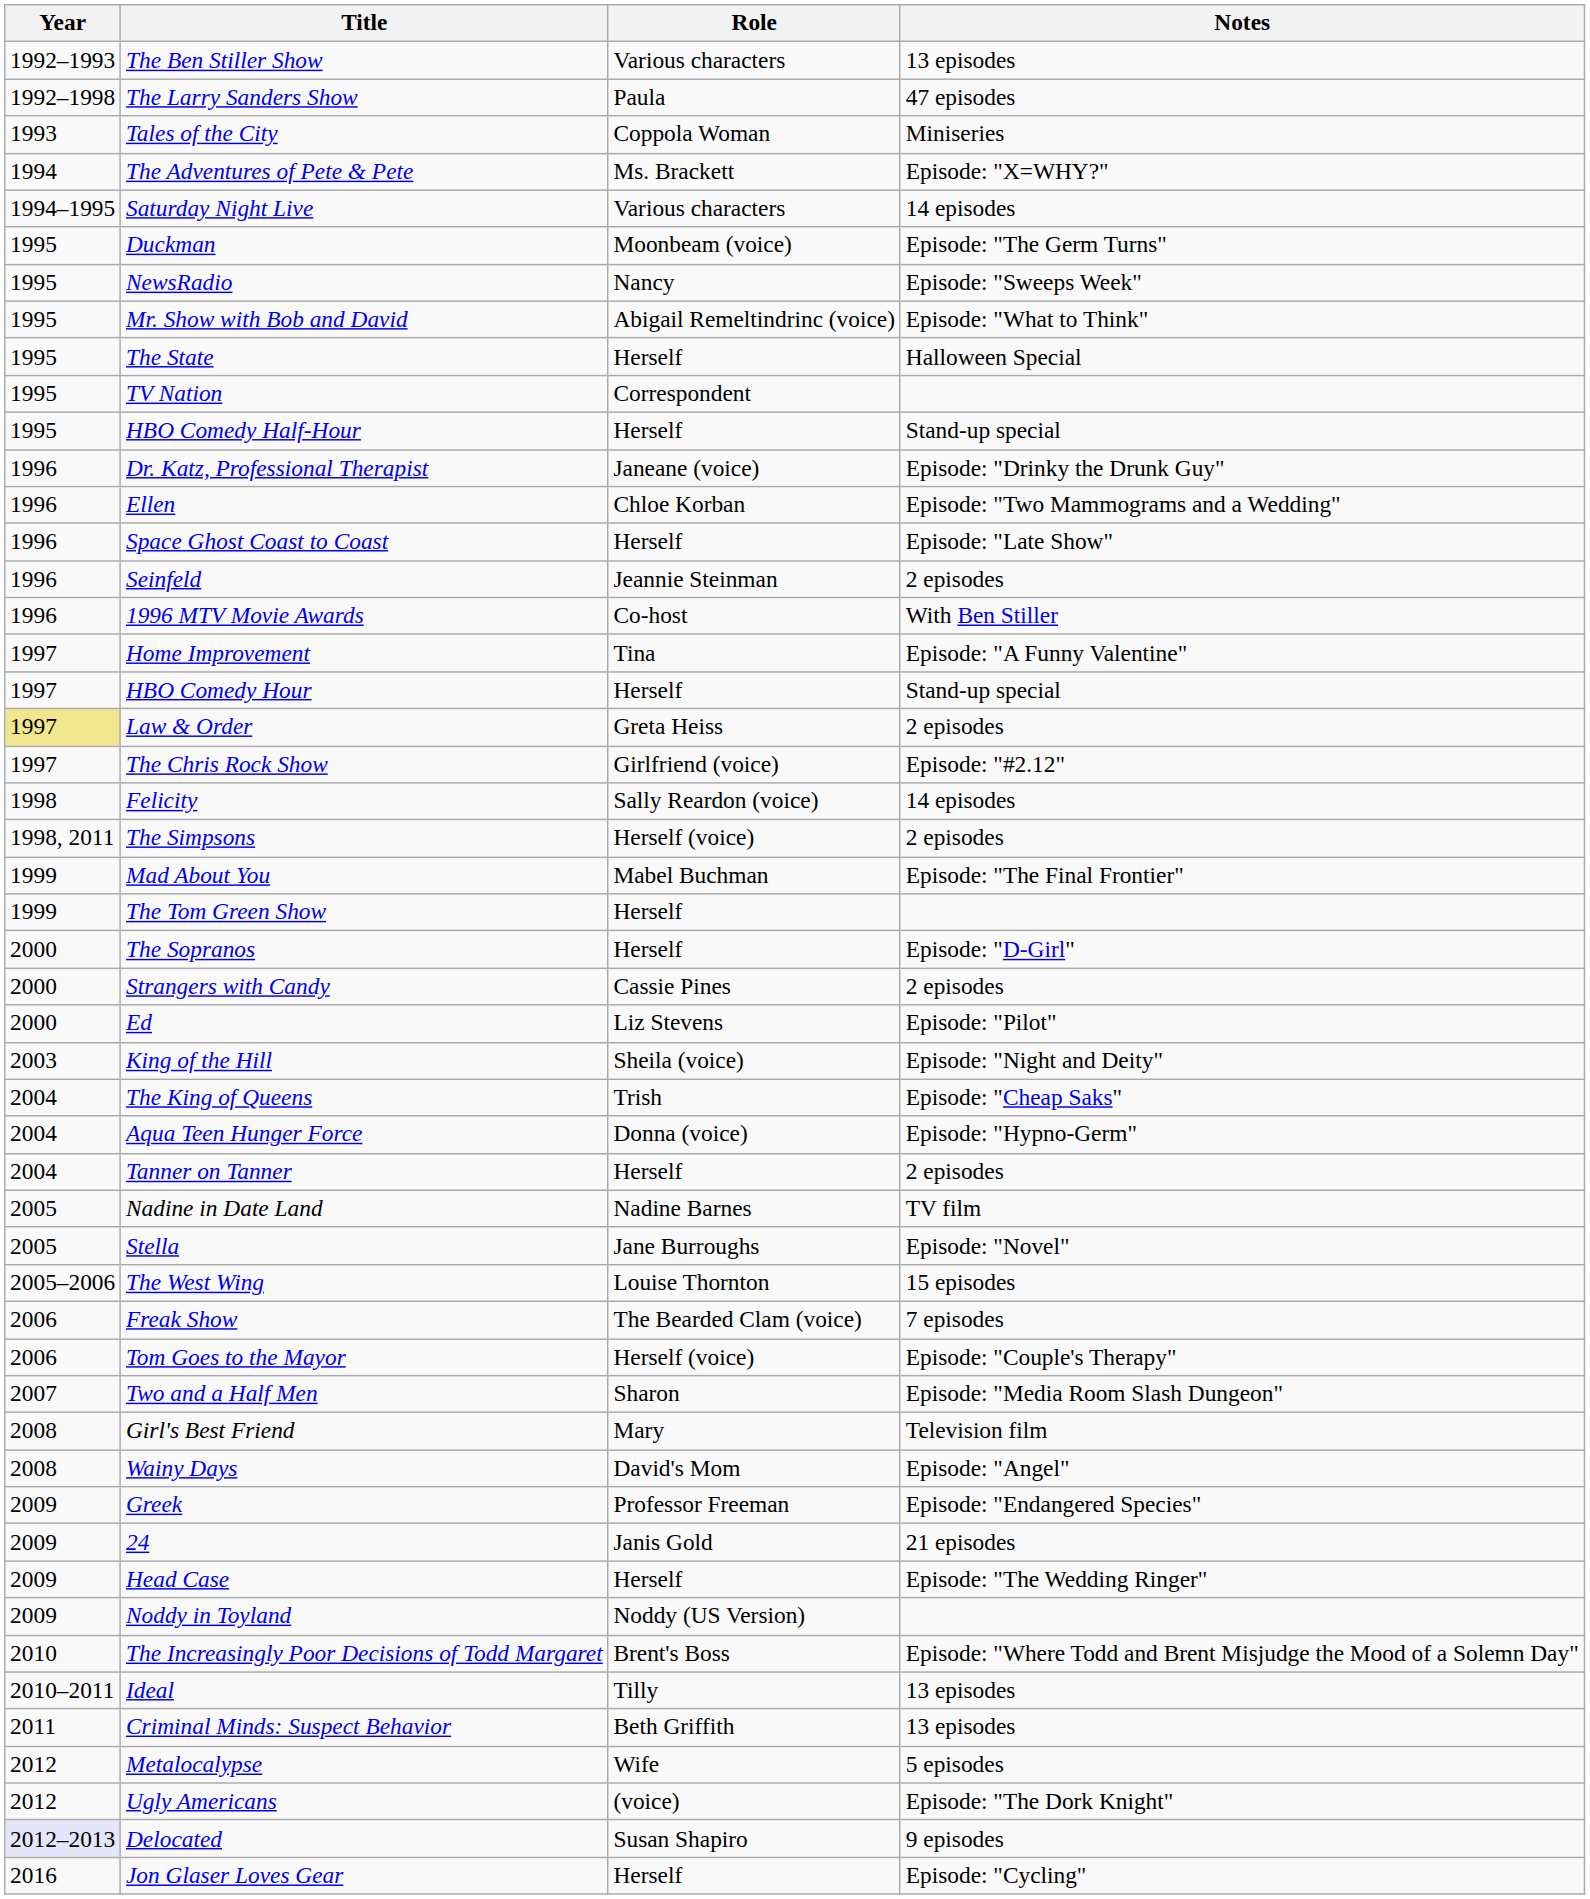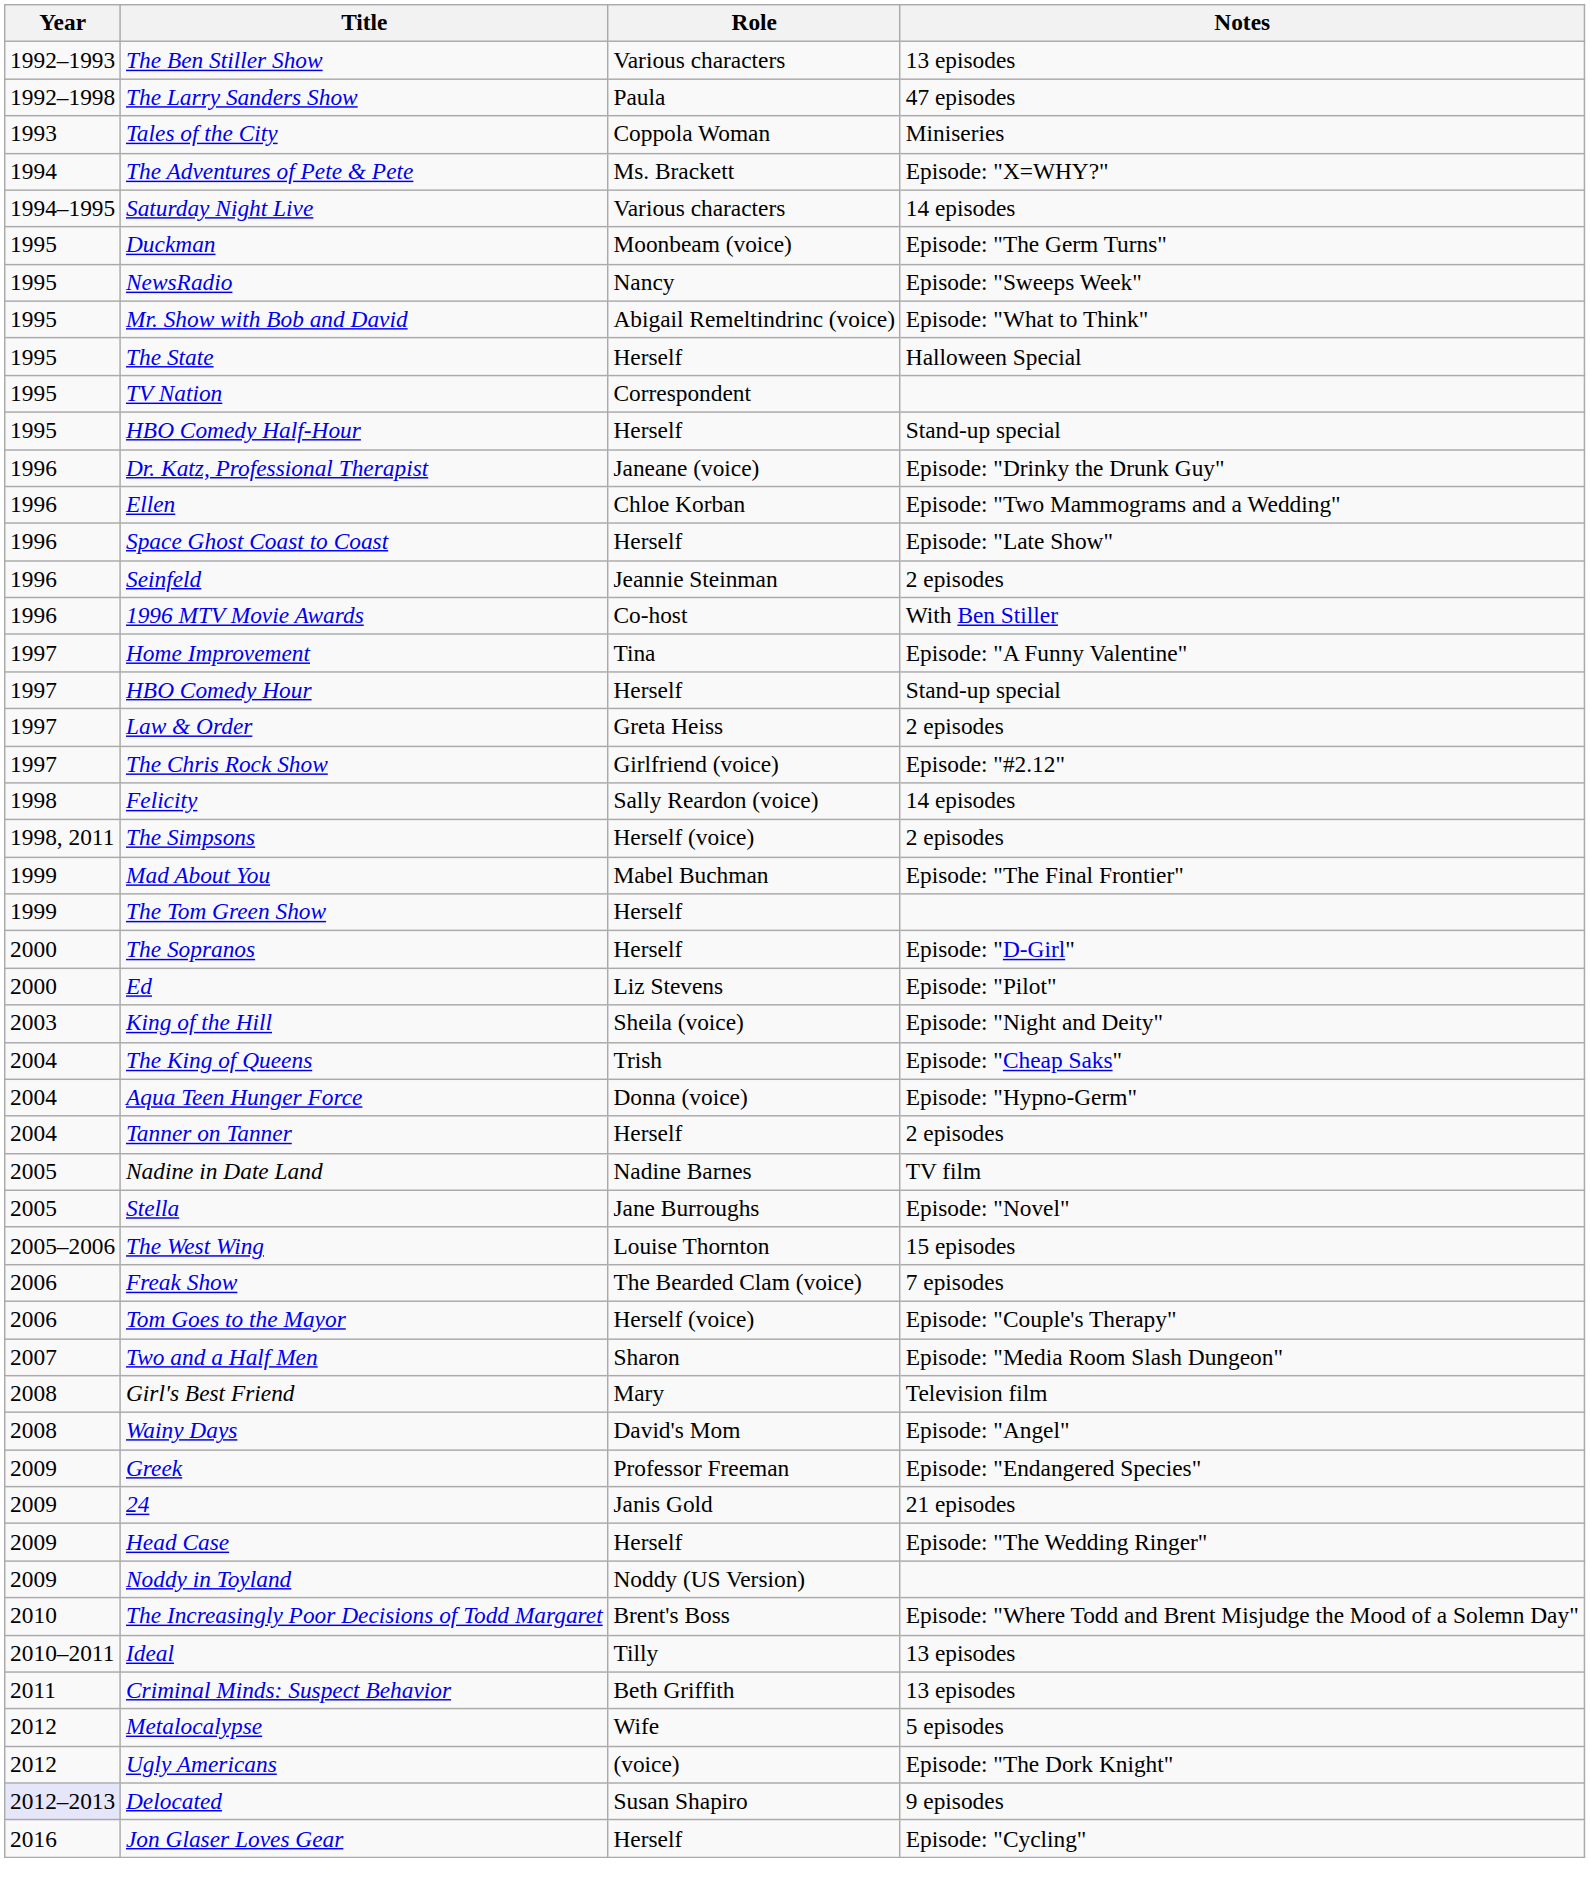(33, 726) khaki background -> (33, 726) no background
- row: (228, 986)
